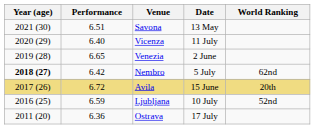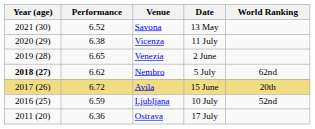(97, 27) 6.51 -> (97, 27) 6.52
(97, 42) 6.40 -> (97, 42) 6.38
(97, 72) 6.42 -> (97, 72) 6.62
